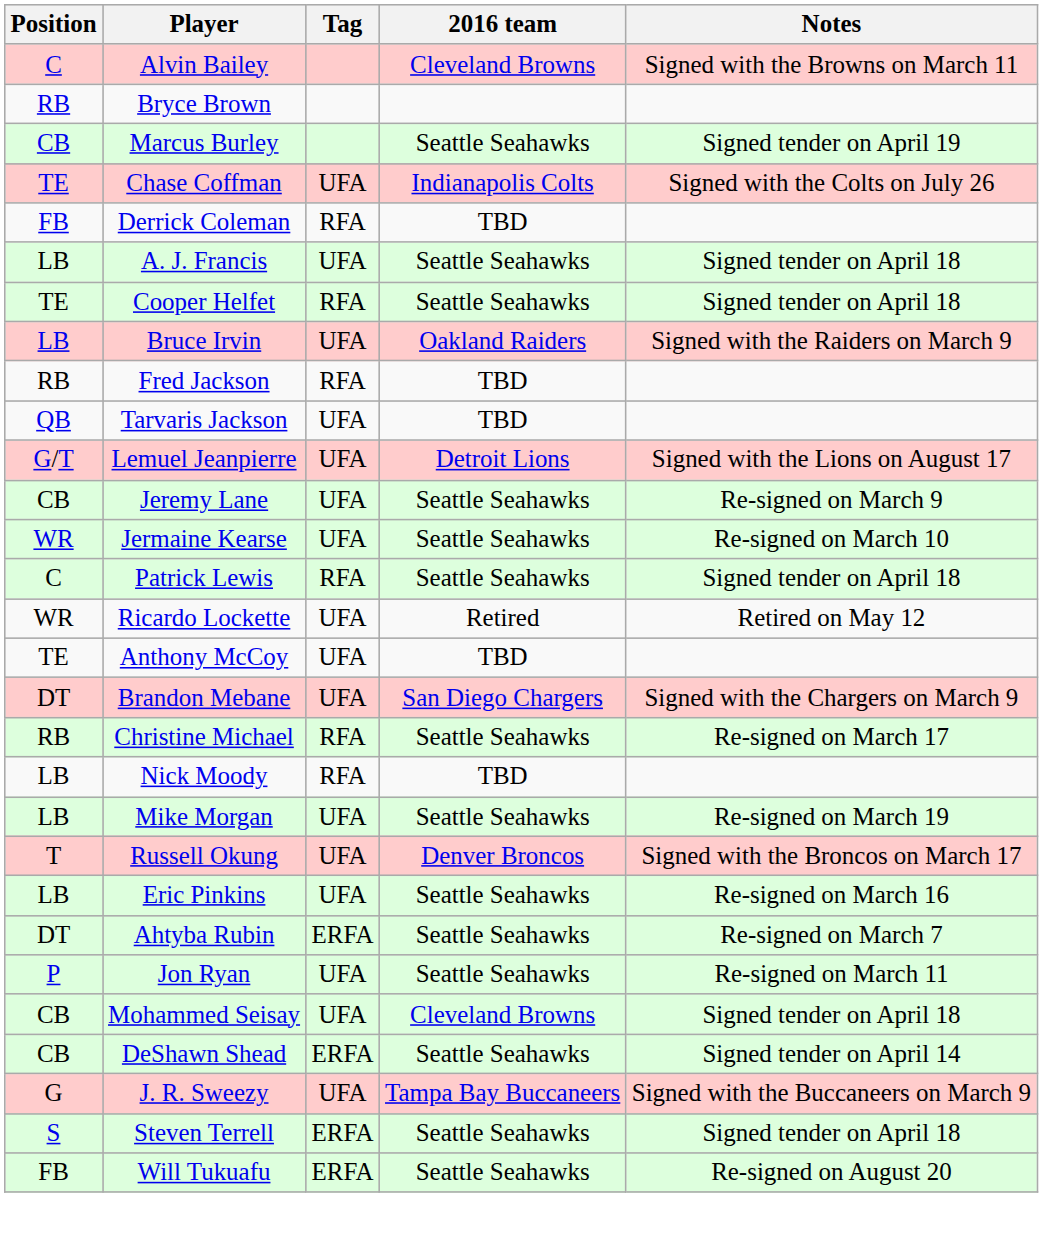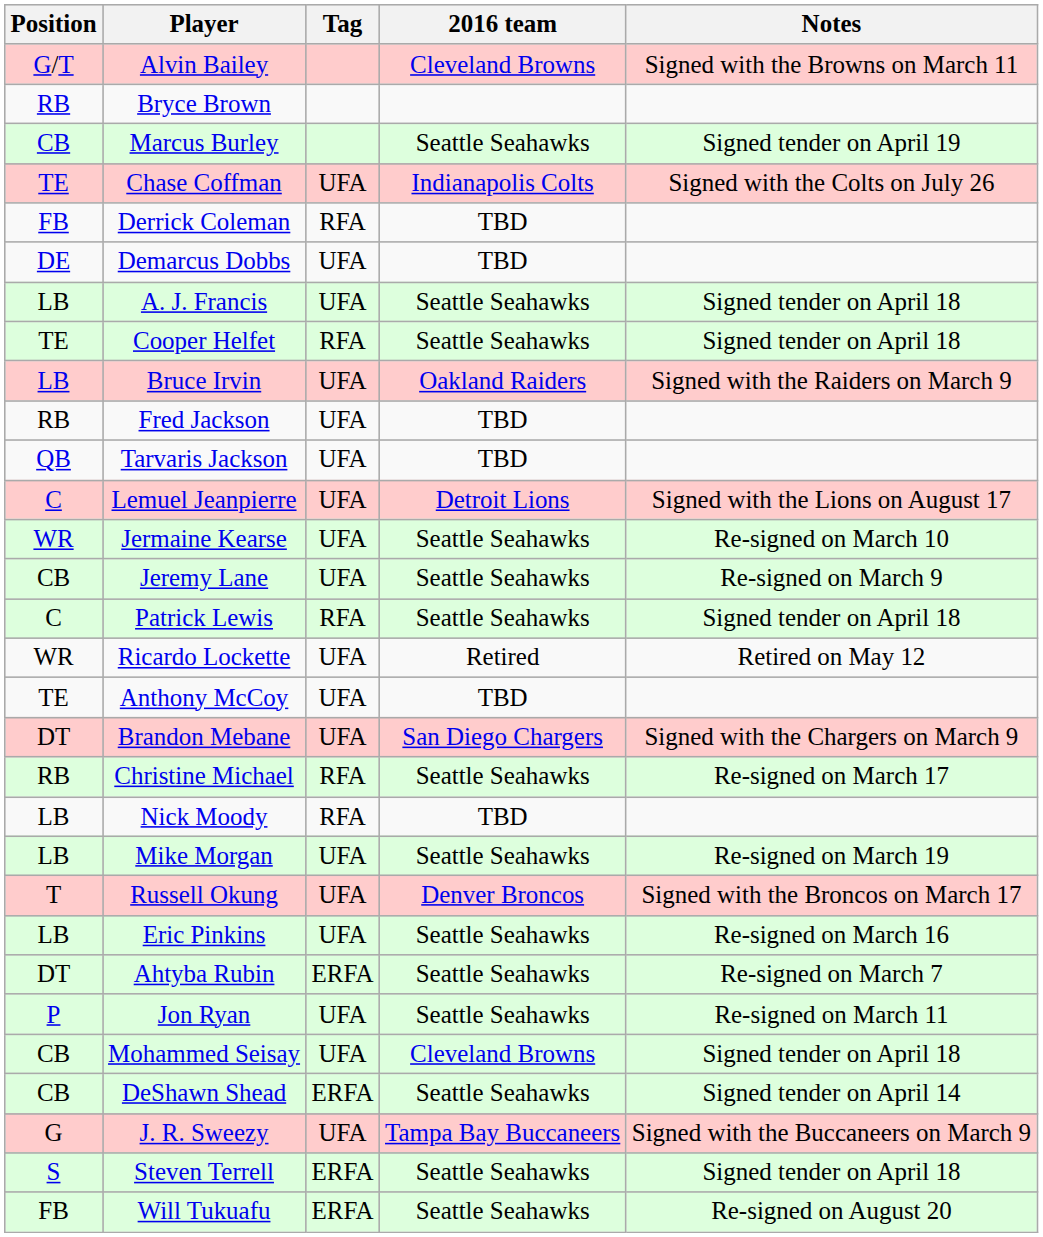(54, 63) C -> (54, 63) G/T
+ row: (204, 261)
(343, 380) RFA -> (343, 420) UFA
(54, 459) G/T -> (54, 499) C
rows swapped: (204, 538) <-> (204, 499)
